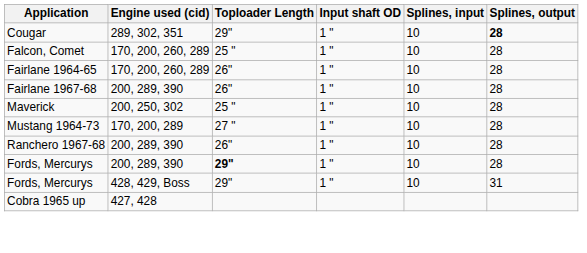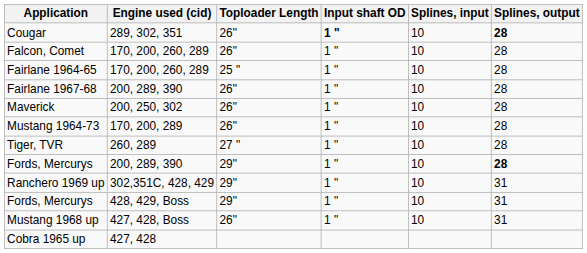(224, 32) 29" -> (228, 32) 26"
(326, 32) normal -> (332, 32) bold
(225, 51) 25 " -> (228, 51) 26"
(224, 70) 26" -> (230, 70) 25 "
(225, 107) 25 " -> (228, 107) 26"
(225, 126) 27 " -> (228, 126) 26"
- row: (56, 145)
+ row: (35, 145)
(224, 164) bold -> (228, 164) normal
(496, 164) normal -> (501, 164) bold
+ row: (56, 182)
+ row: (53, 220)
